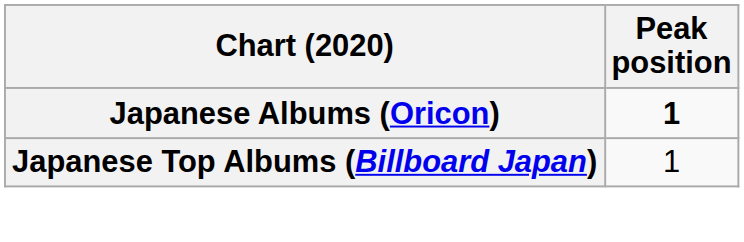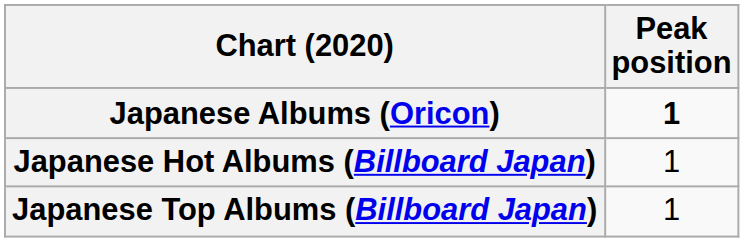+ row: (305, 161)
